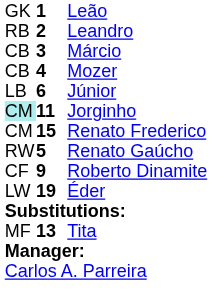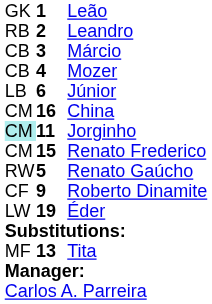+ row: (91, 111)
